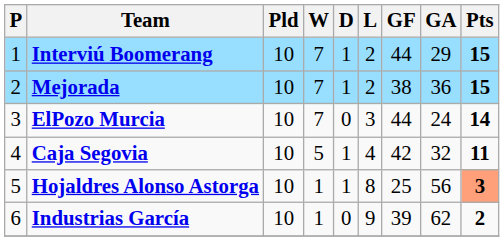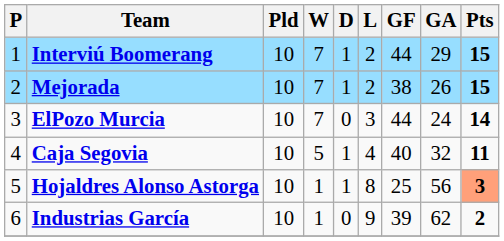(441, 86) 36 -> (441, 86) 26
(401, 152) 42 -> (401, 152) 40
